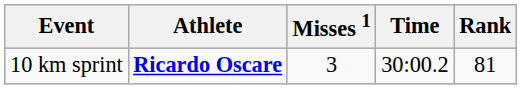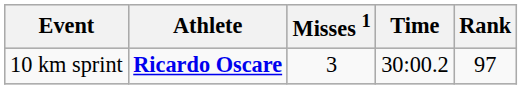(485, 65) 81 -> (485, 65) 97
